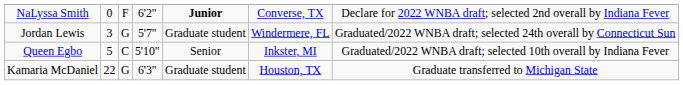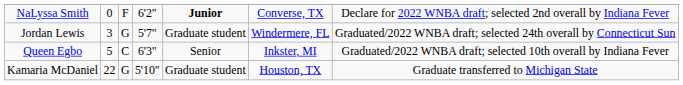(147, 51) 5'10" -> (147, 51) 6'3"
(147, 70) 6'3" -> (147, 70) 5'10"
